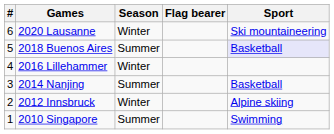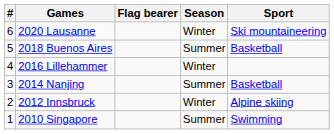columns swapped: (139, 13) <-> (195, 13)
(256, 48) lavender background -> (256, 48) no background
